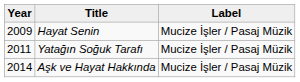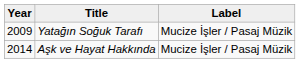- row: (68, 31)
(19, 49) 2011 -> (20, 31) 2009
